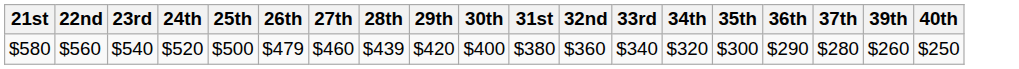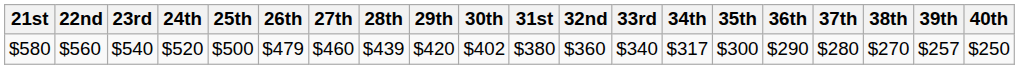+ column: (888, 19)
(484, 49) $400 -> (484, 49) $402
(687, 49) $320 -> (687, 49) $317
(888, 49) $260 -> (939, 49) $257
